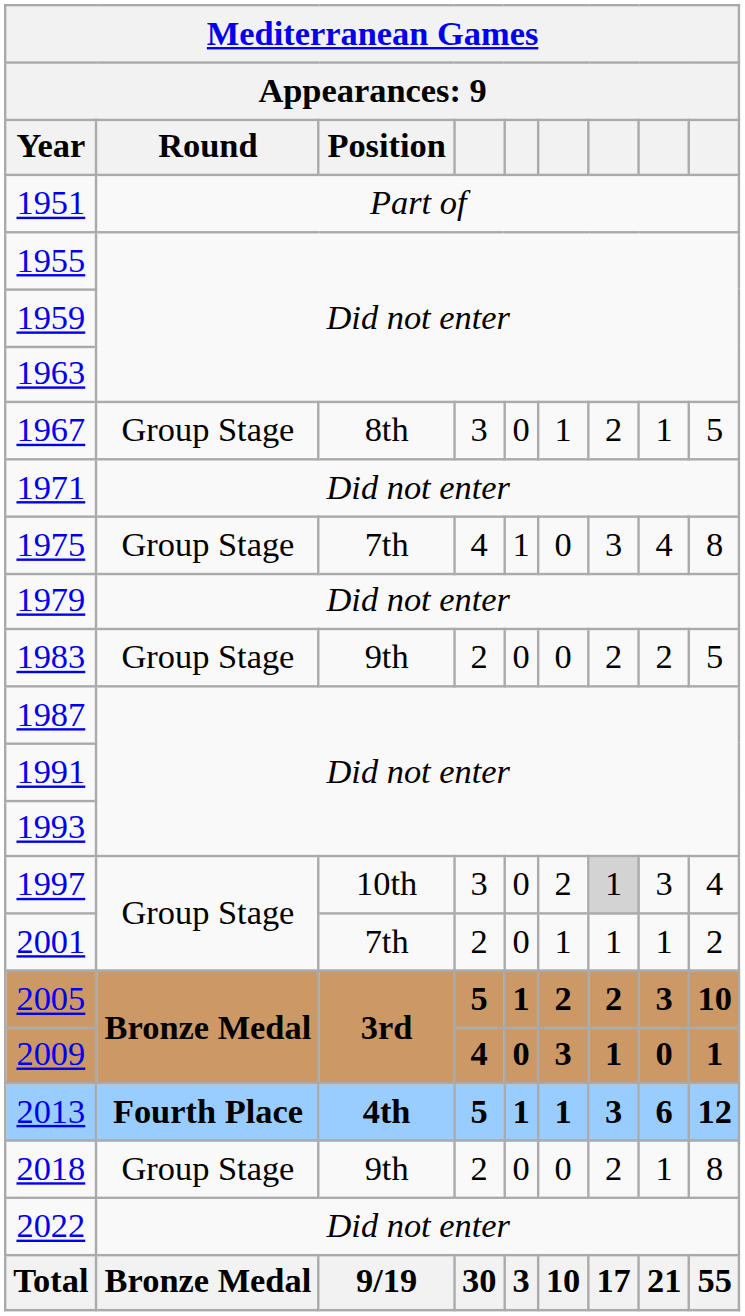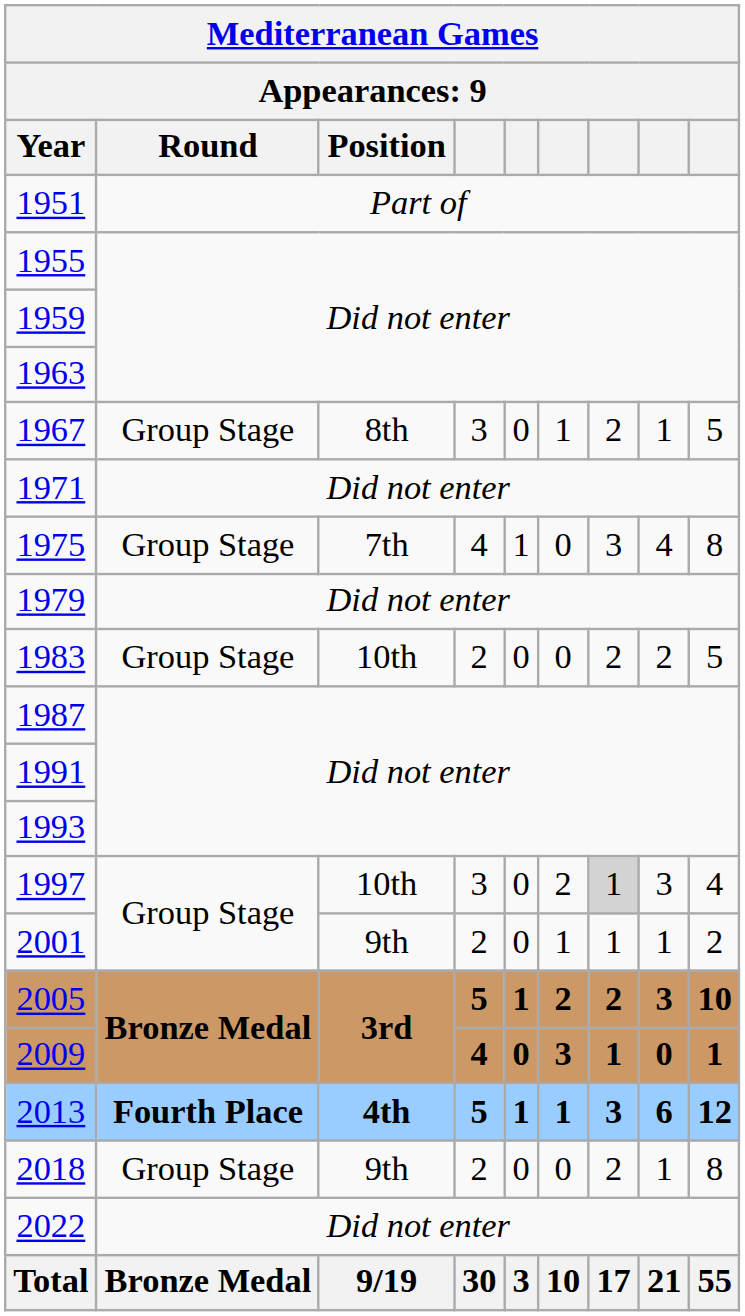(387, 657) 9th -> (387, 657) 10th
(387, 941) 7th -> (387, 941) 9th
